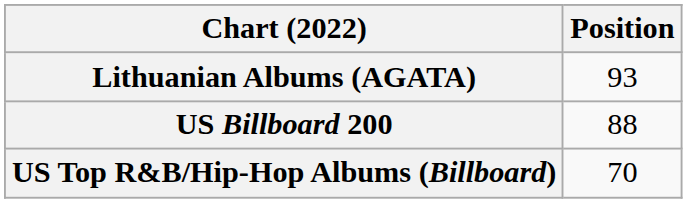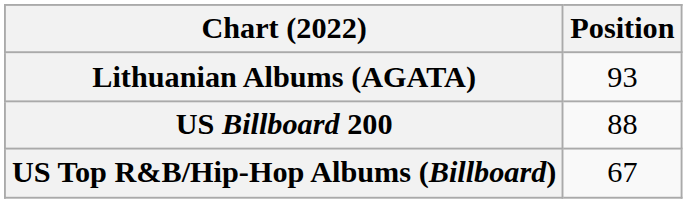(622, 172) 70 -> (622, 172) 67
